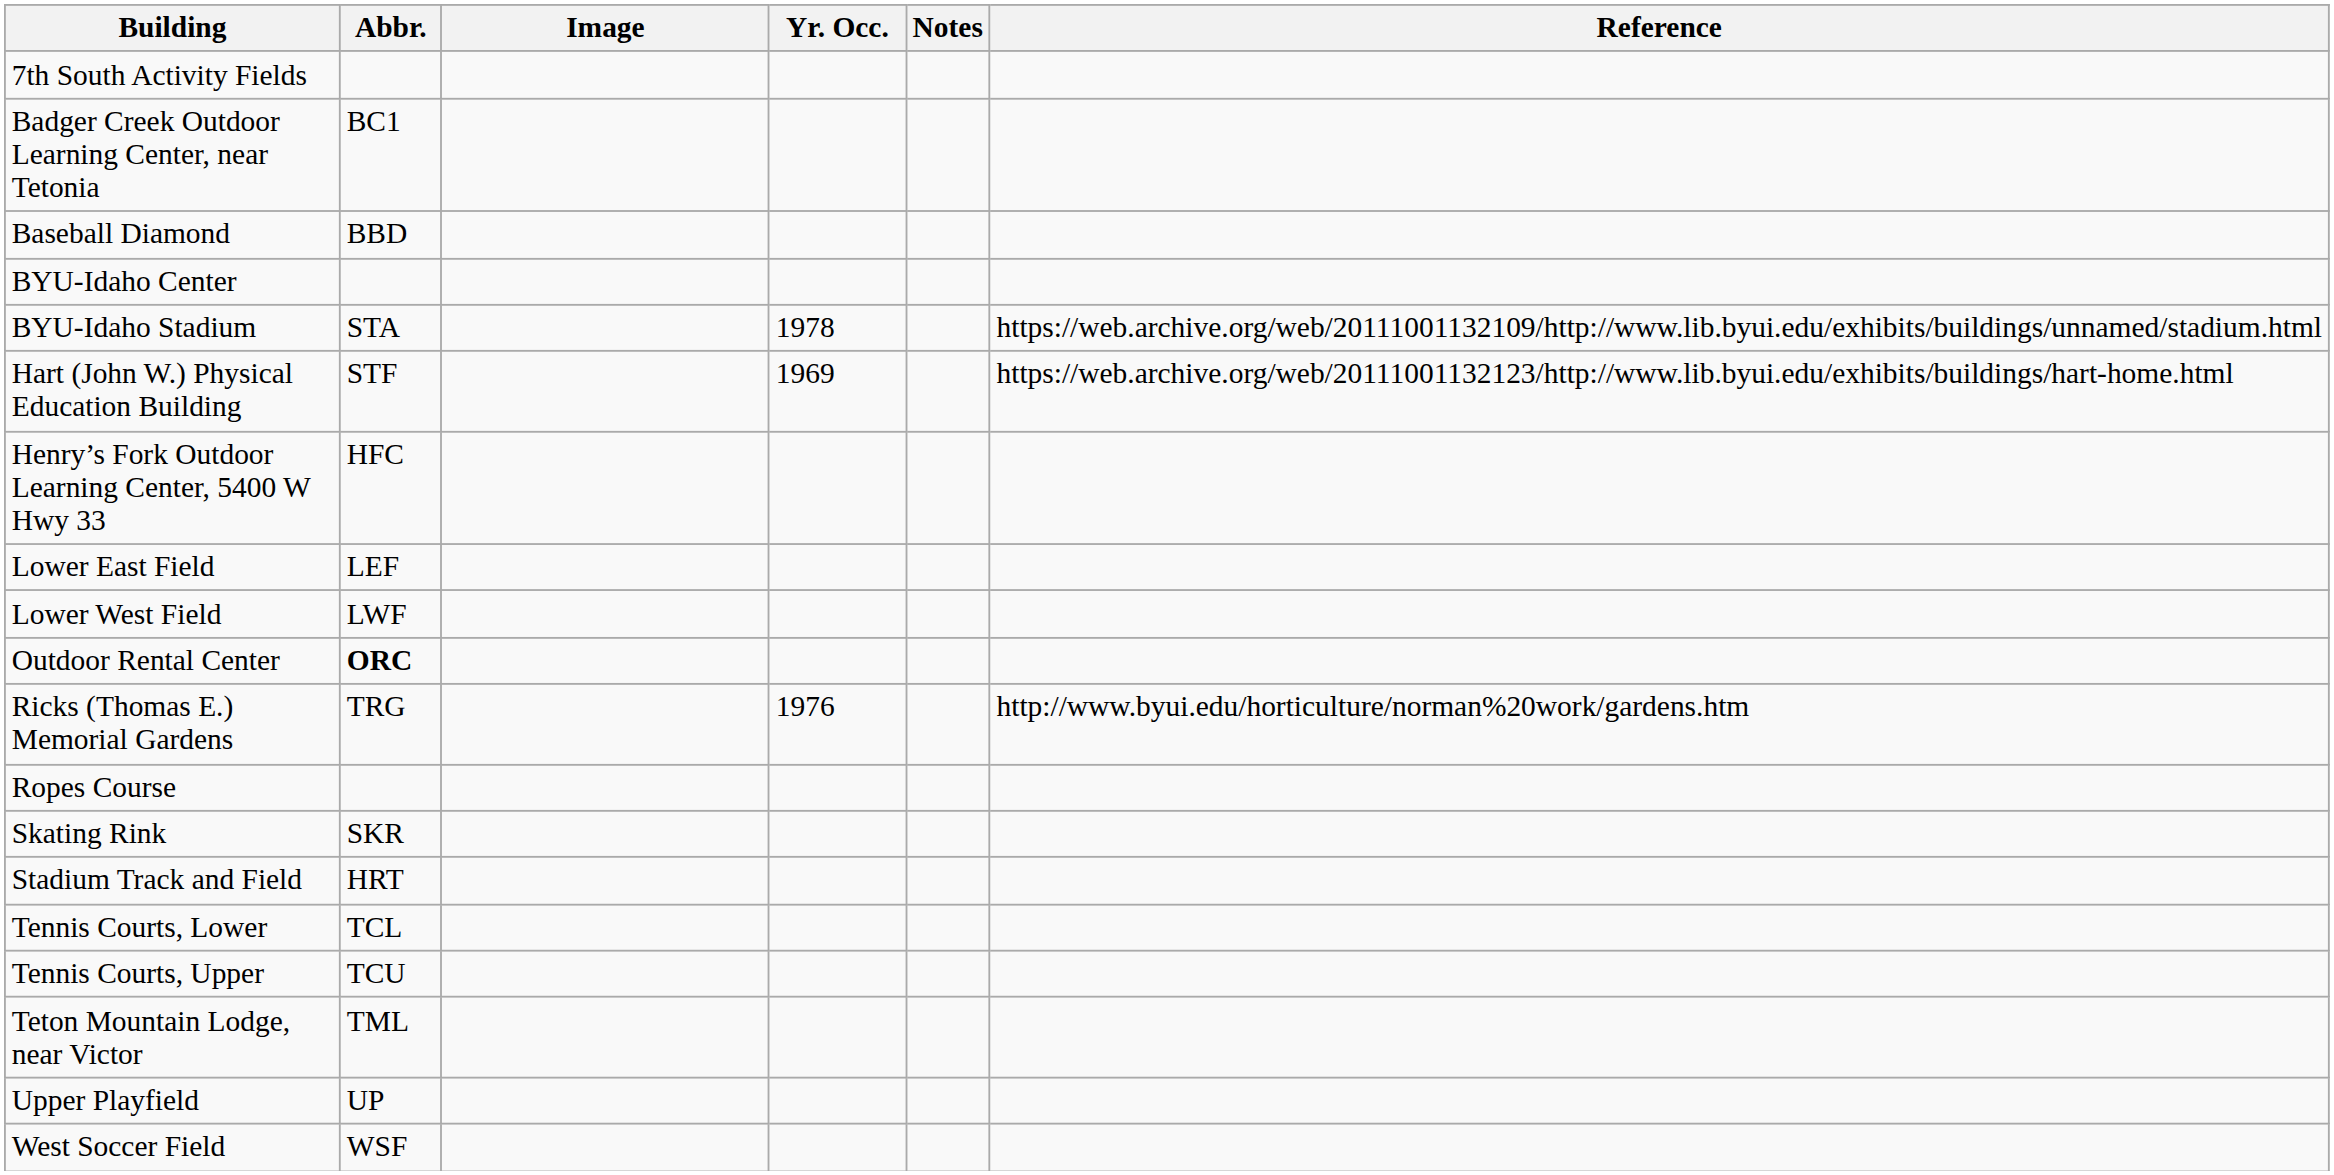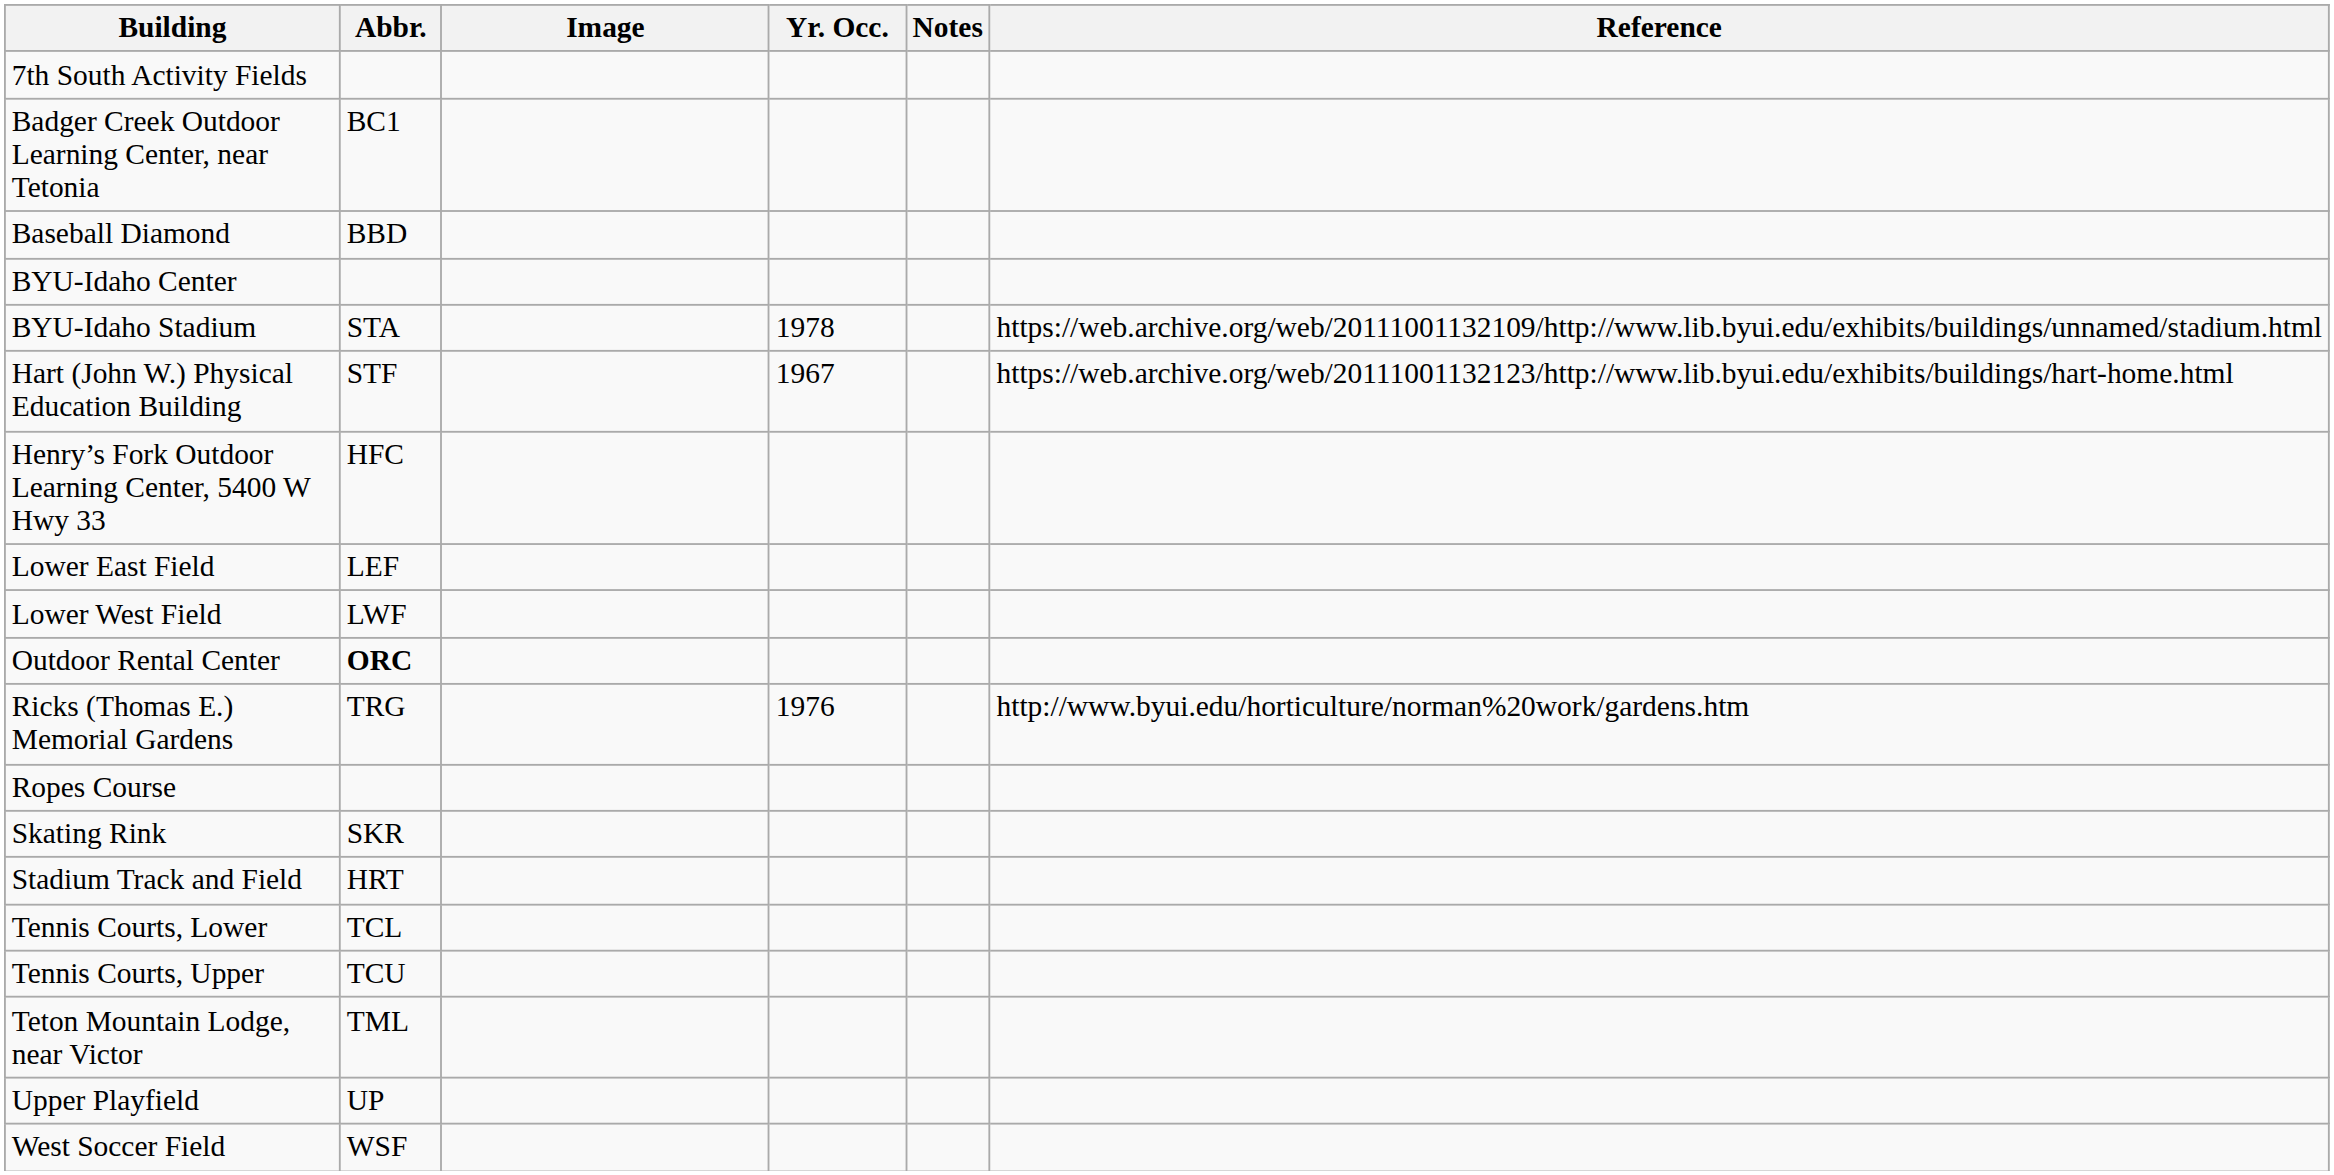(805, 374) 1969 -> (805, 374) 1967
